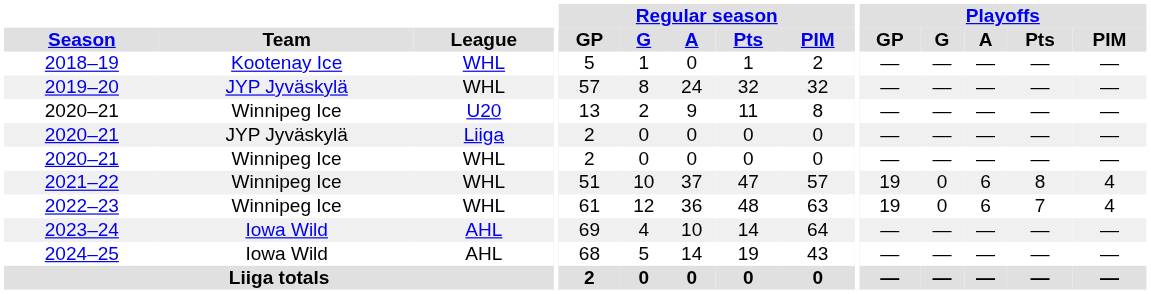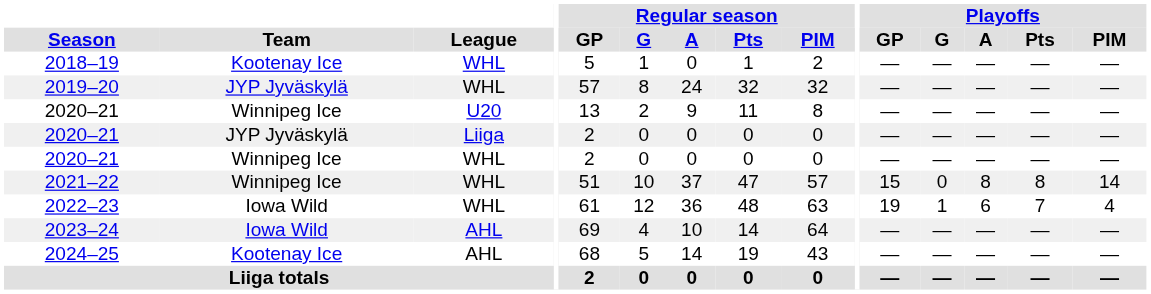(890, 182) 19 -> (890, 182) 15
(986, 182) 6 -> (986, 182) 8
(1109, 182) 4 -> (1109, 182) 14
(287, 206) Winnipeg Ice -> (287, 206) Iowa Wild
(942, 206) 0 -> (942, 206) 1
(287, 253) Iowa Wild -> (287, 253) Kootenay Ice
